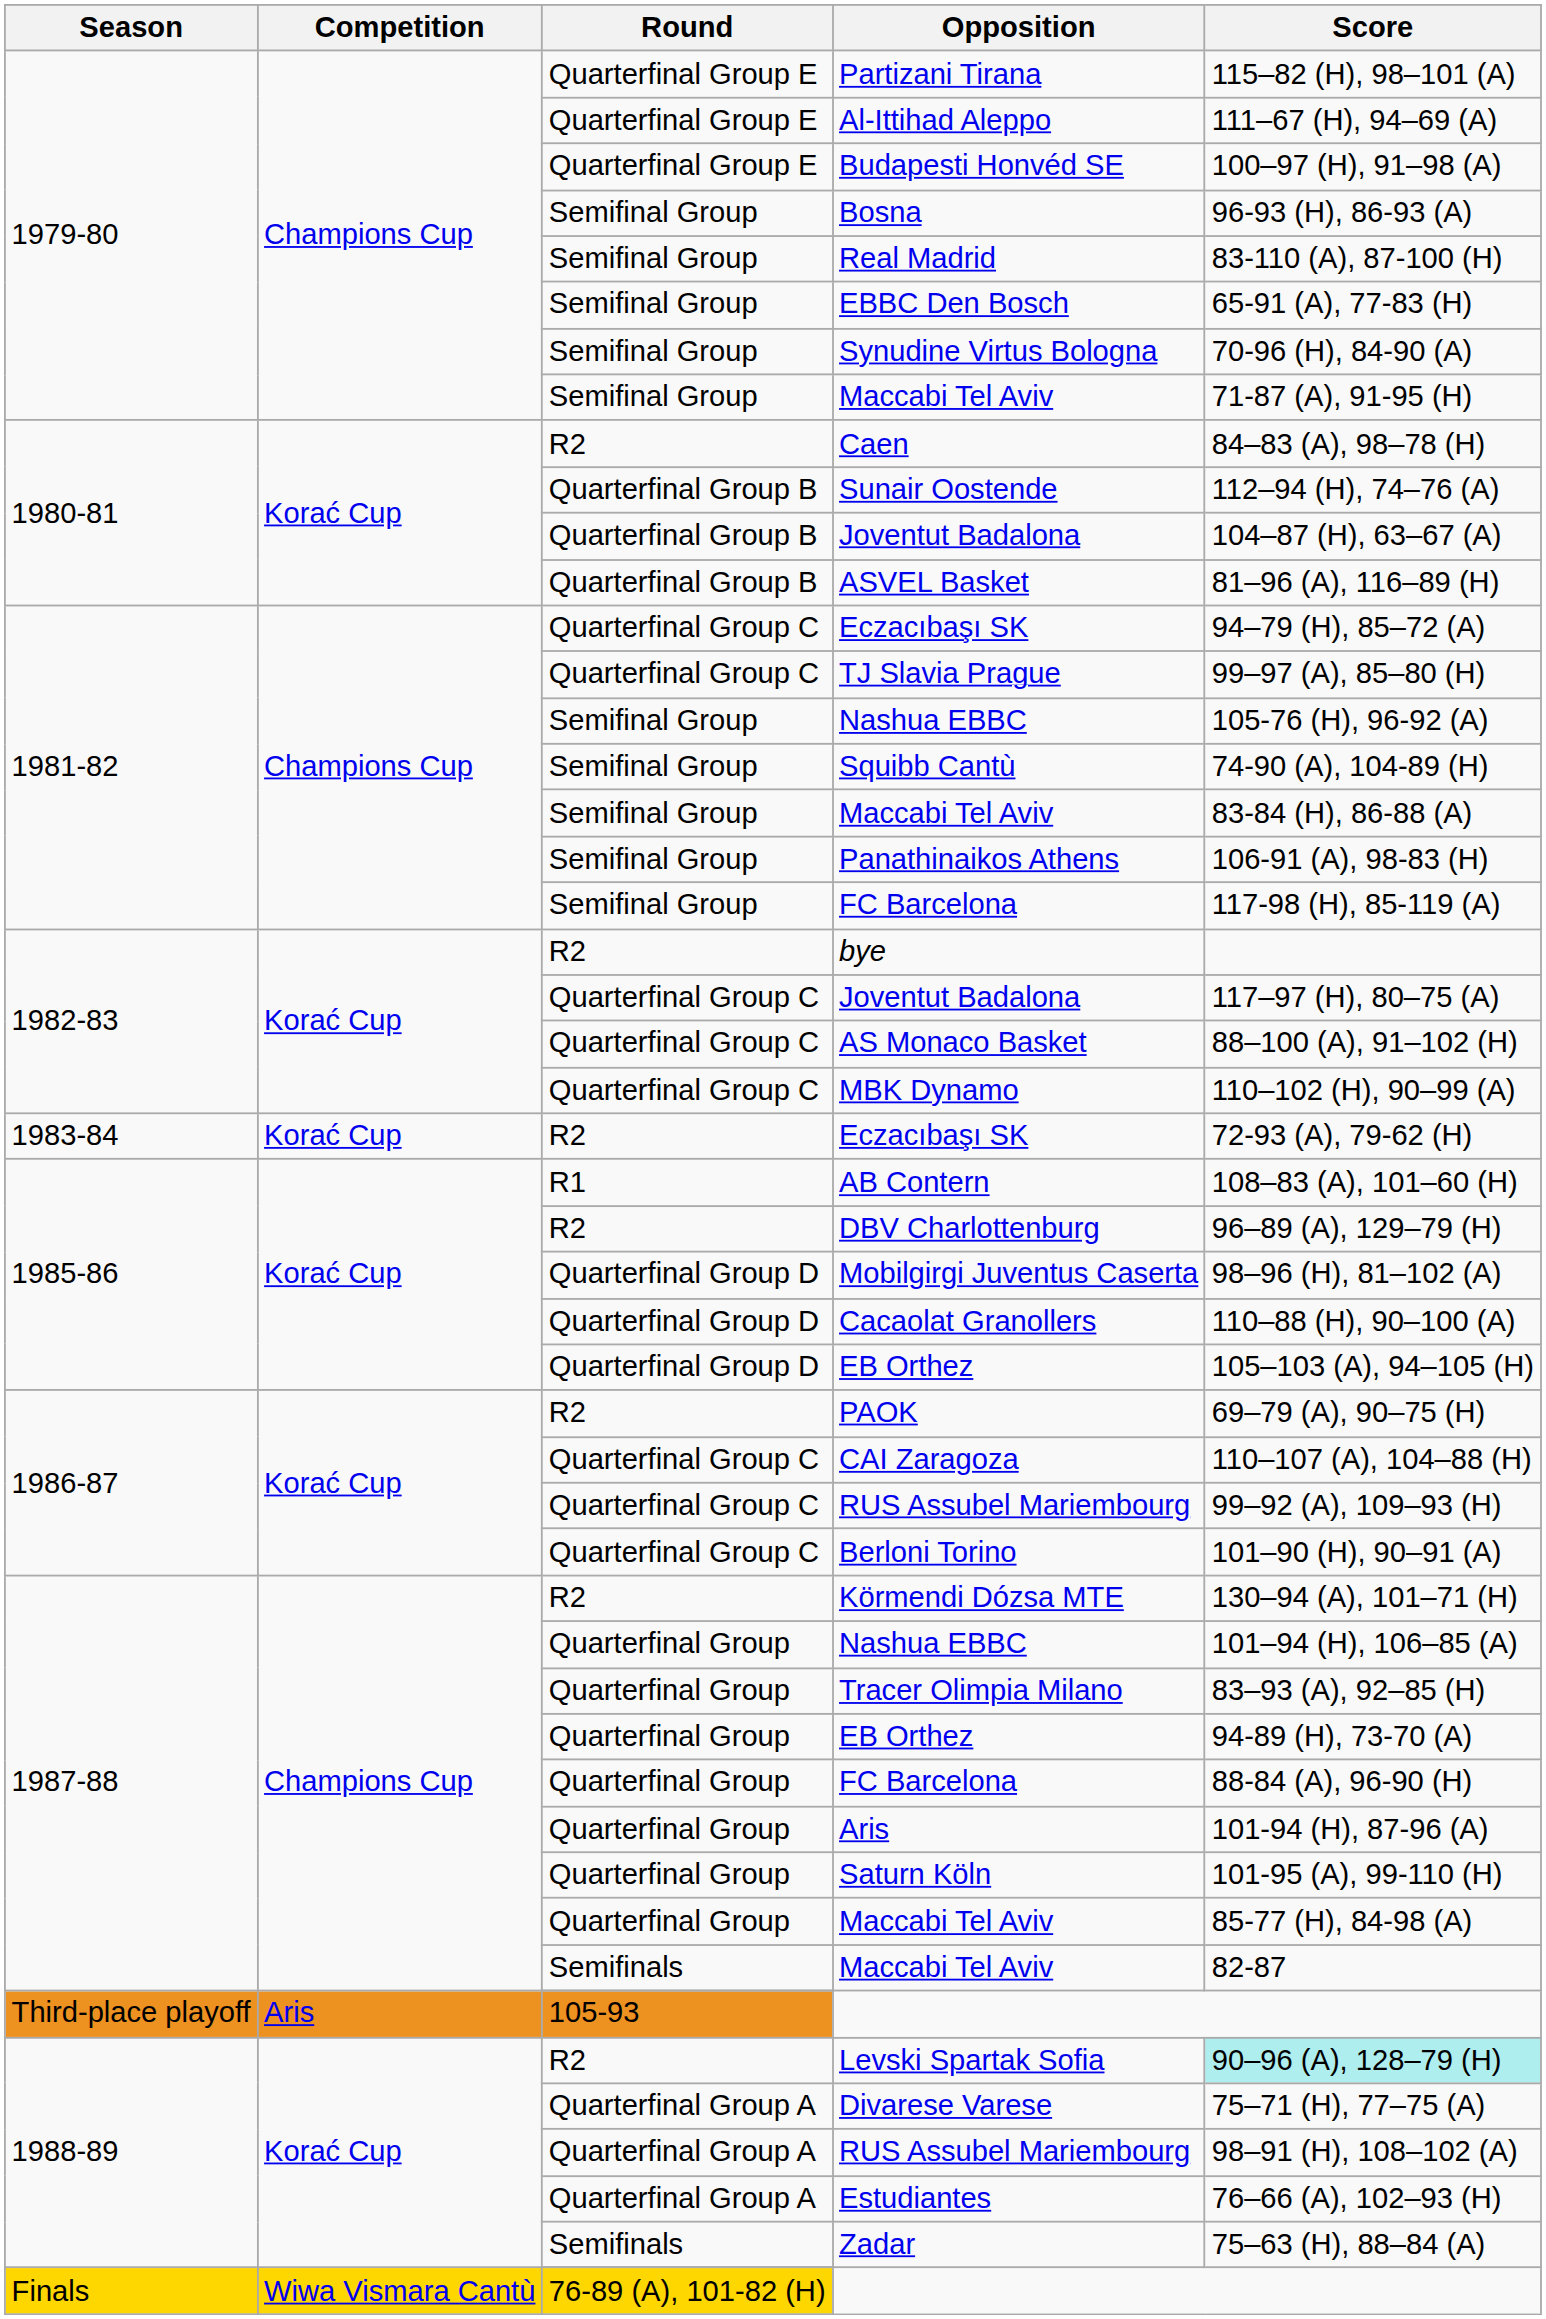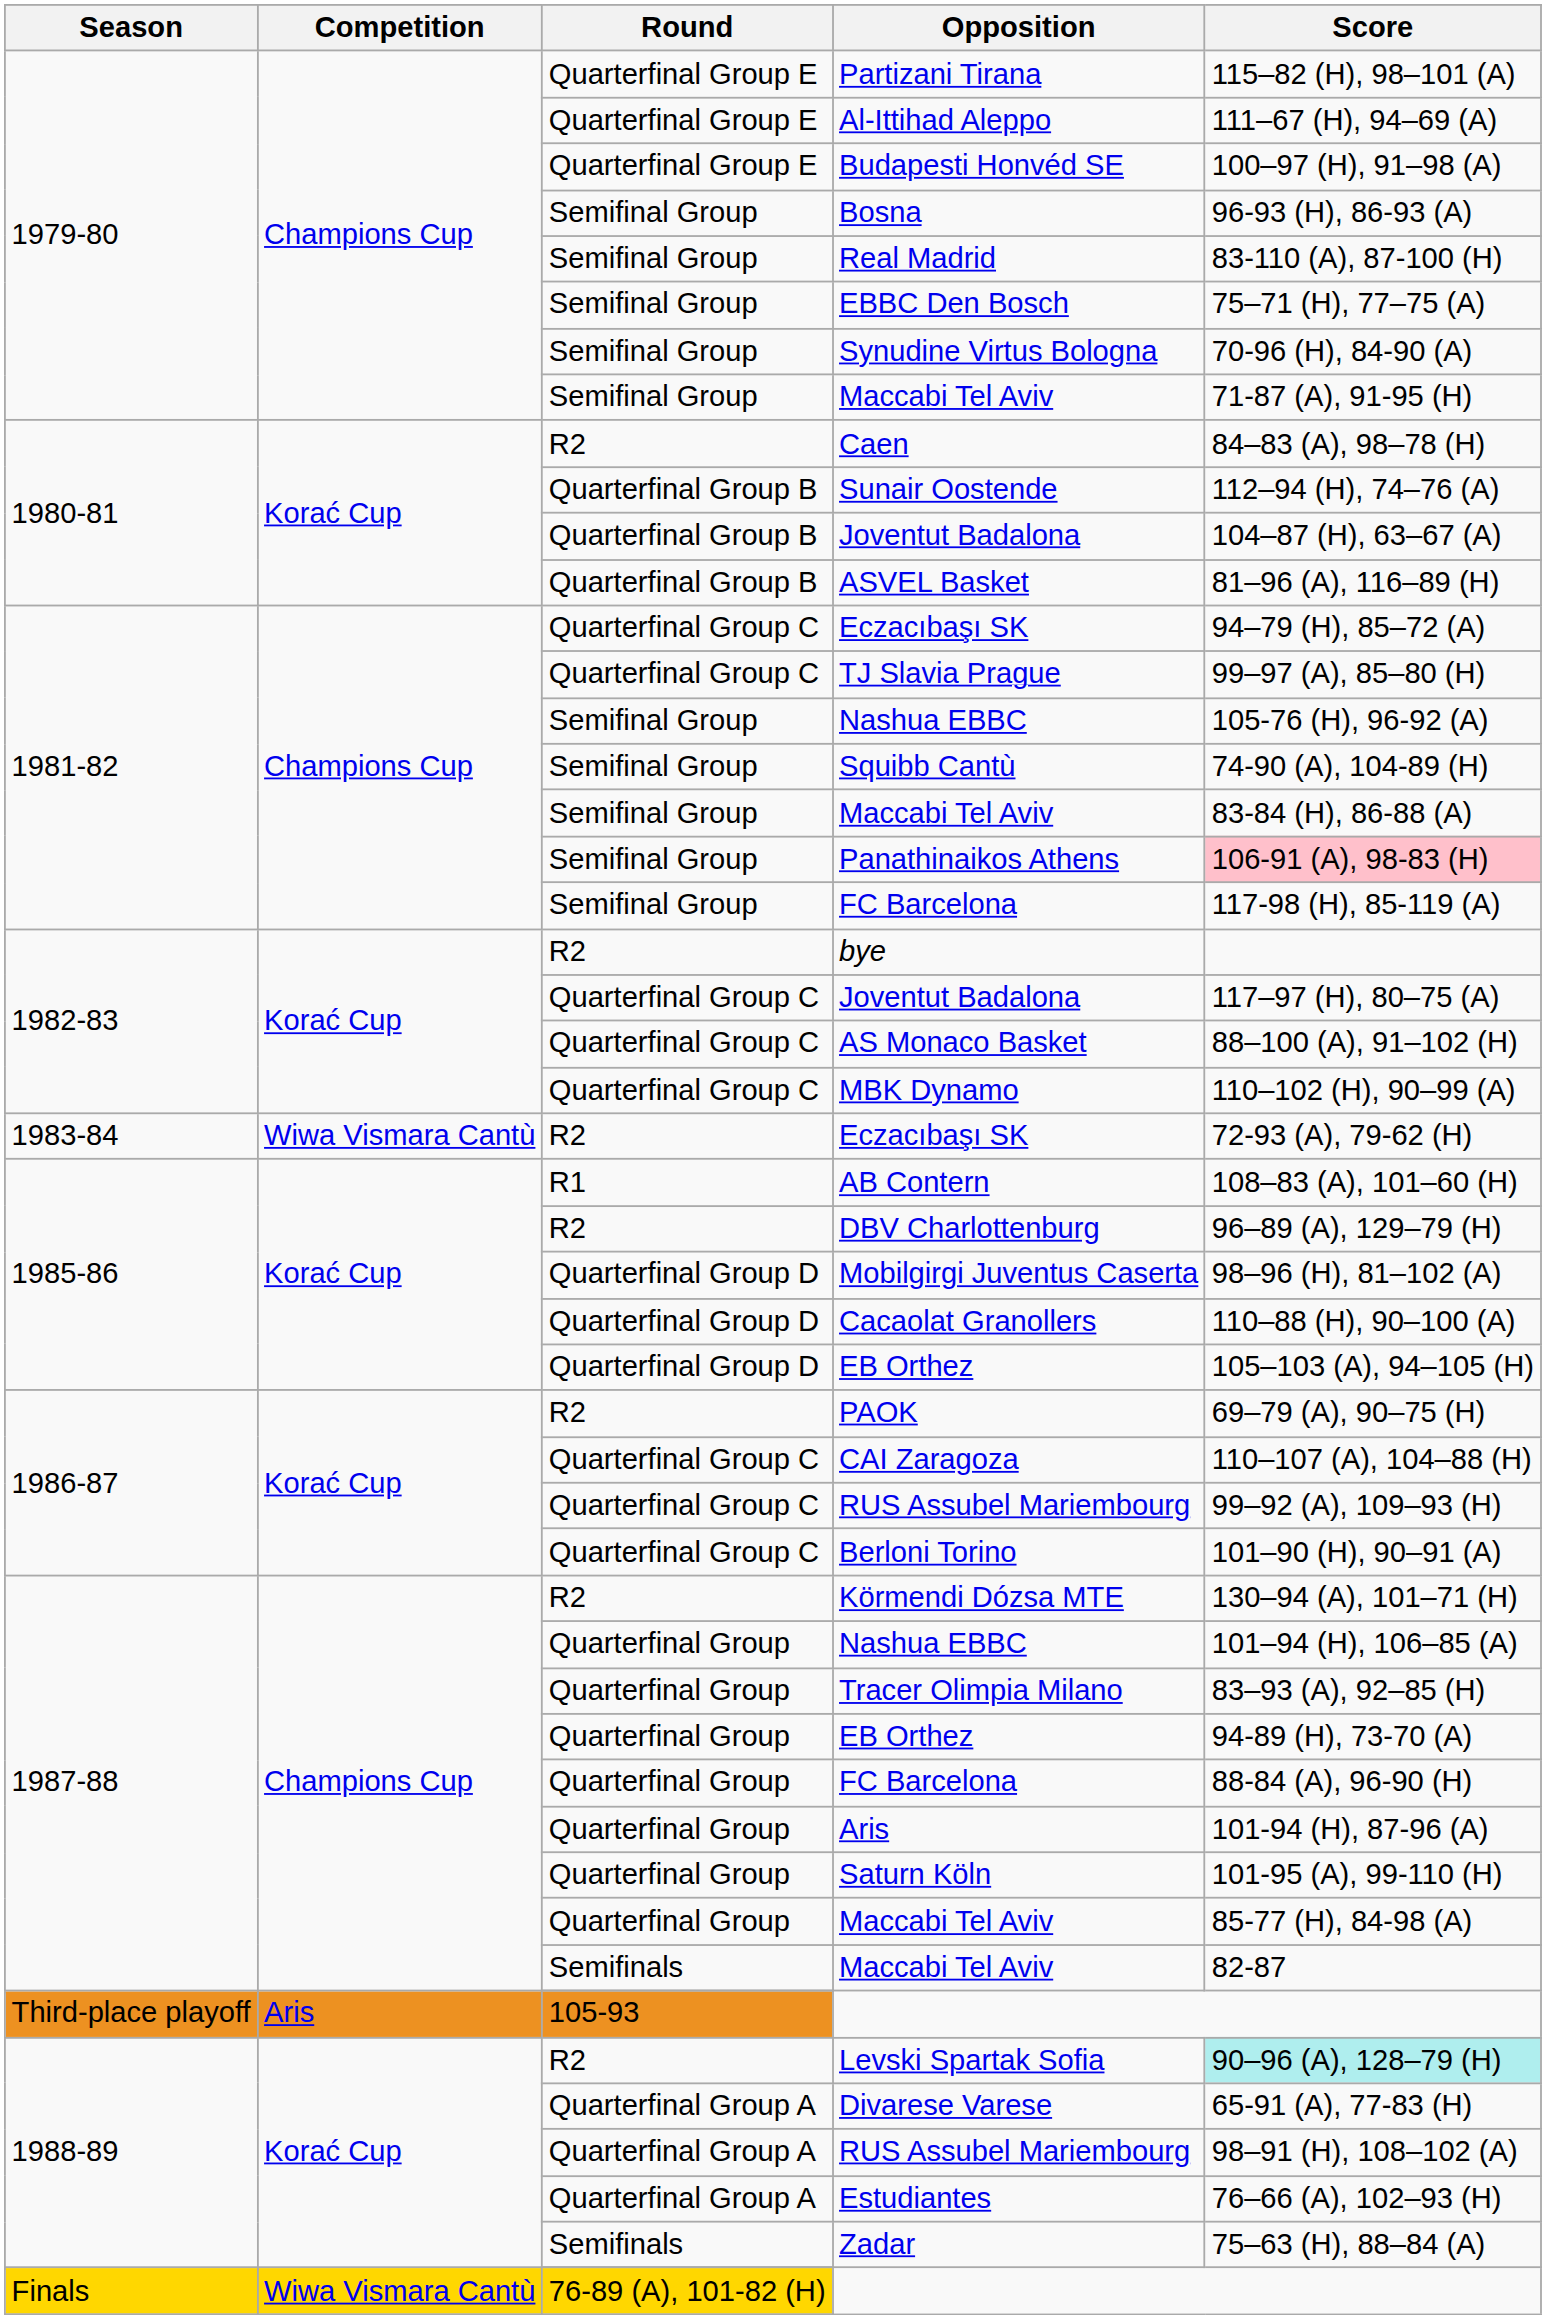(1342, 304) 65-91 (A), 77-83 (H) -> (1349, 304) 75–71 (H), 77–75 (A)
(1350, 858) no background -> (1350, 858) pink background
(333, 1135) Korać Cup -> (400, 1135) Wiwa Vismara Cantù
(1349, 2105) 75–71 (H), 77–75 (A) -> (1342, 2105) 65-91 (A), 77-83 (H)
